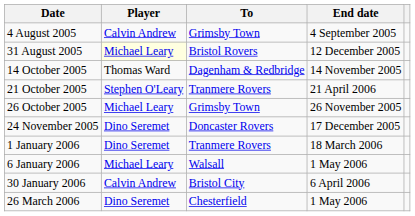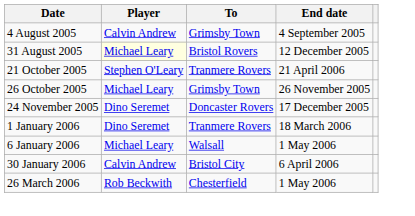- row: (47, 70)
(137, 201) Dino Seremet -> (138, 182) Rob Beckwith
